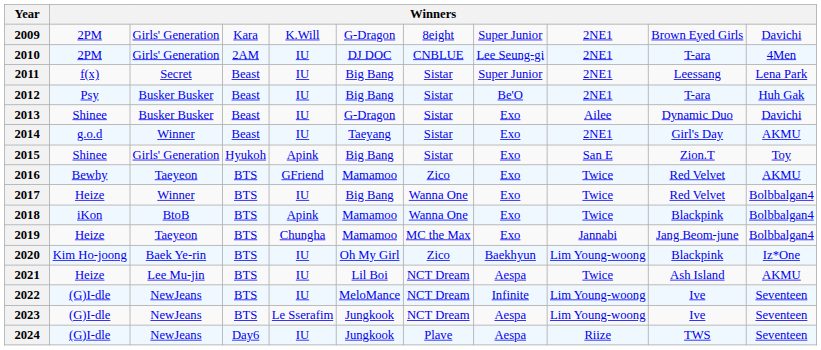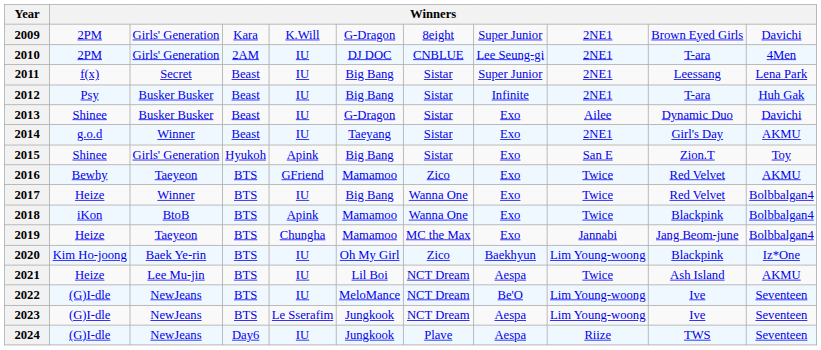(510, 94) Be'O -> (510, 94) Infinite
(510, 295) Infinite -> (510, 295) Be'O
